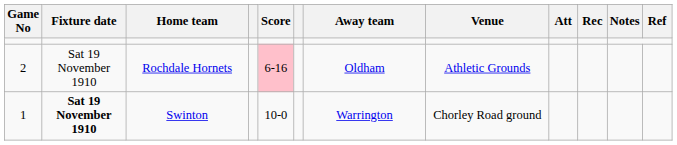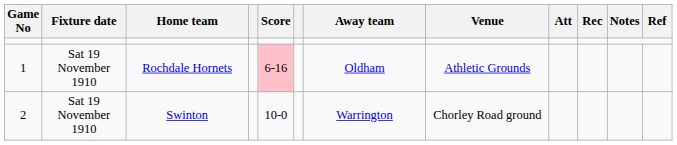(23, 68) 2 -> (23, 68) 1
(23, 115) 1 -> (23, 115) 2
(84, 115) bold -> (84, 115) normal
